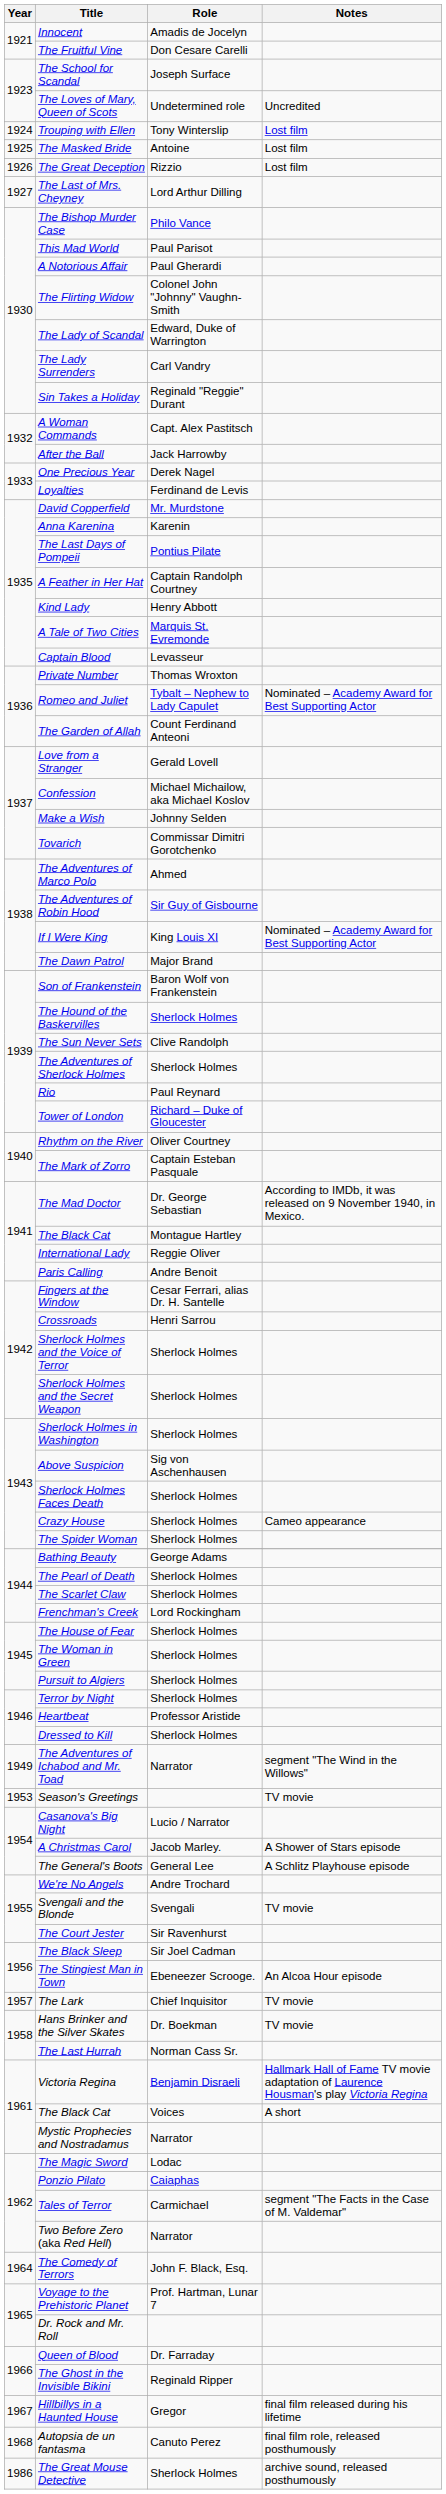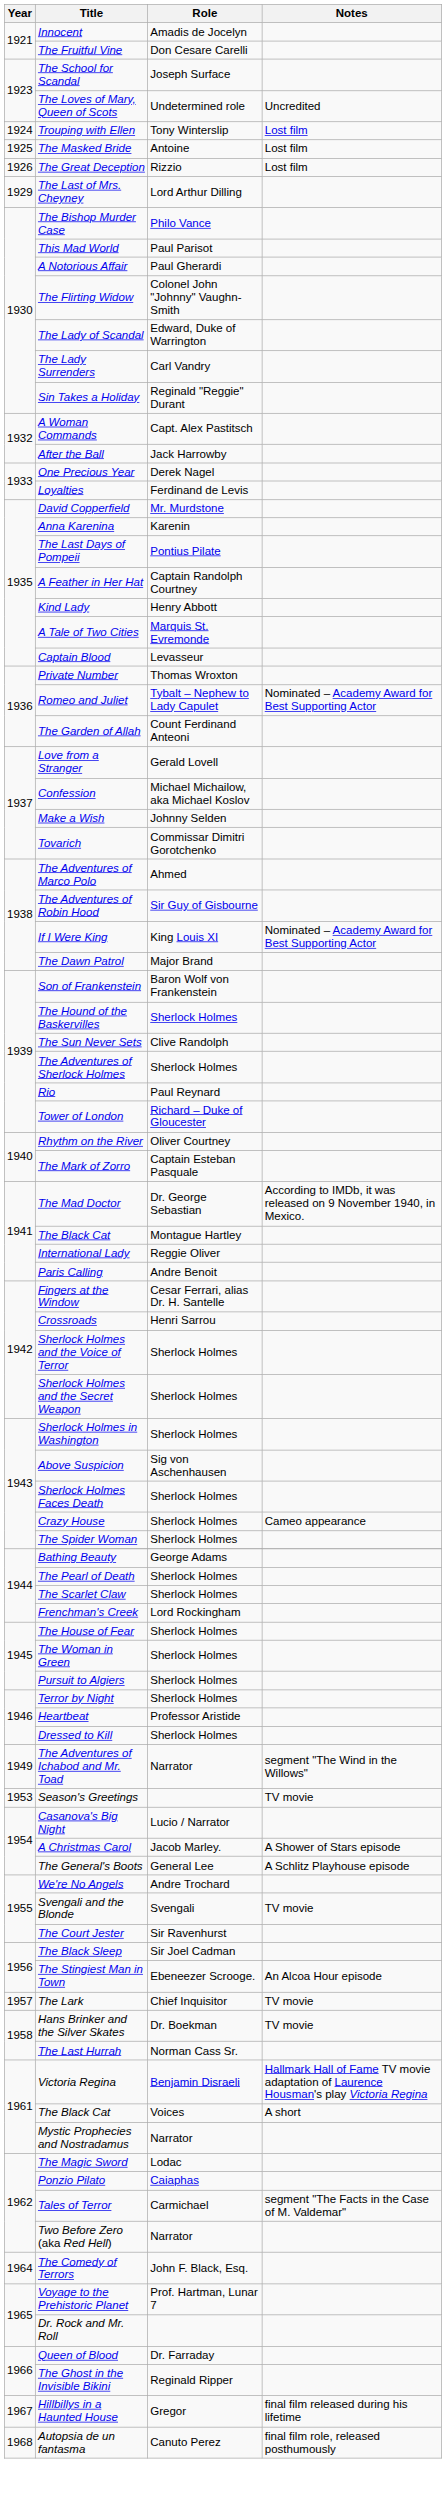(20, 192) 1927 -> (20, 192) 1929
- row: (83, 2473)
